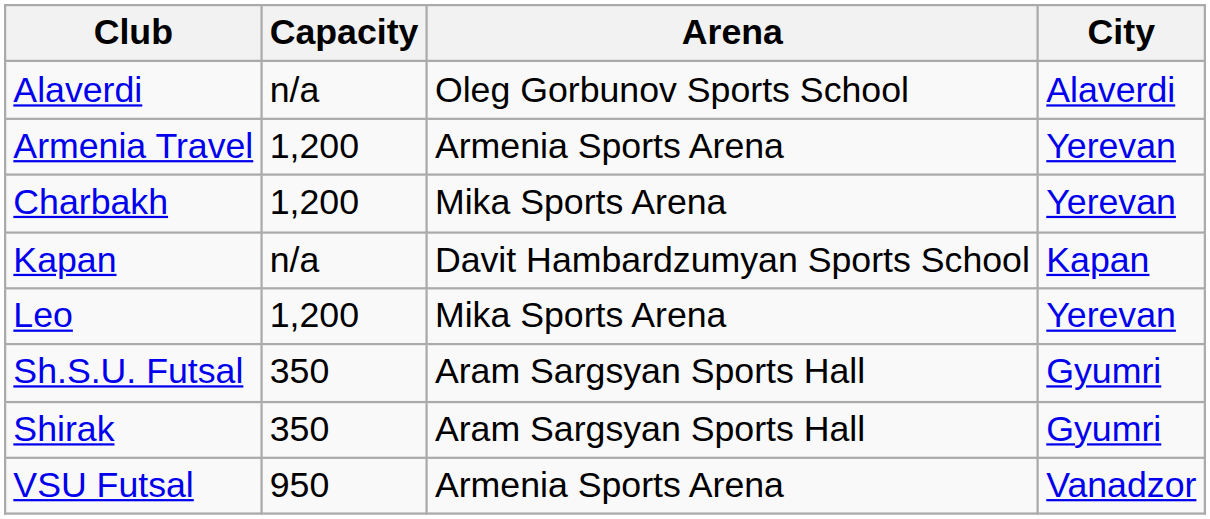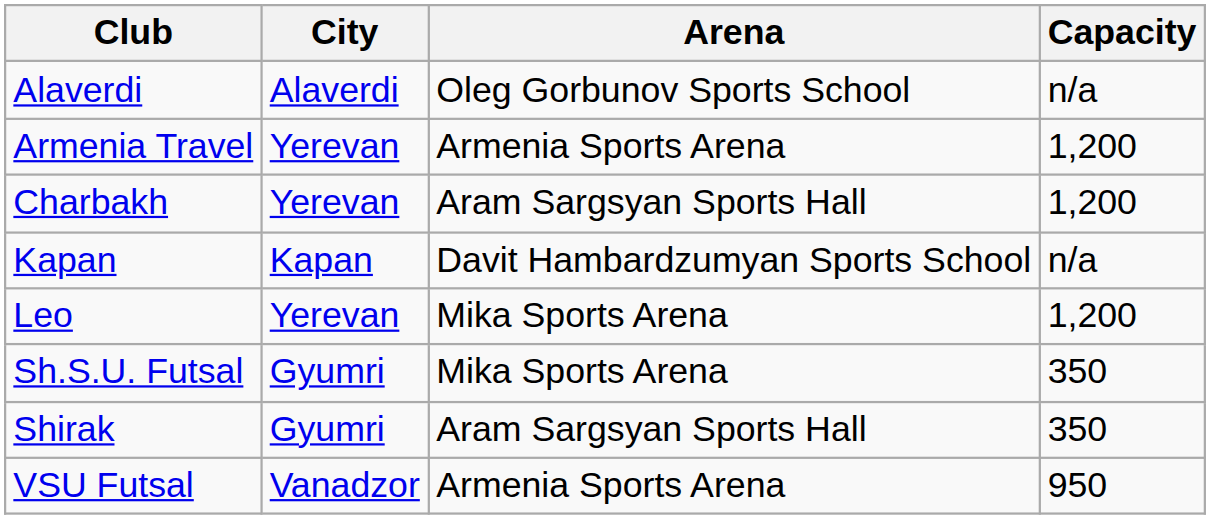columns swapped: (1121, 32) <-> (344, 32)
(581, 202) Mika Sports Arena -> (651, 202) Aram Sargsyan Sports Hall
(650, 372) Aram Sargsyan Sports Hall -> (582, 372) Mika Sports Arena
